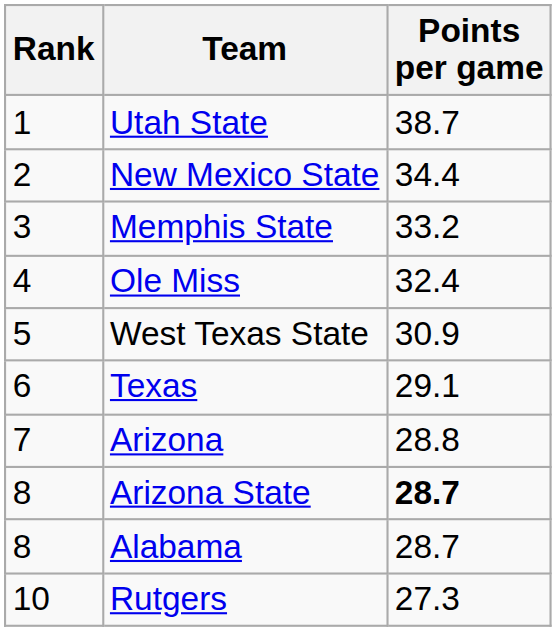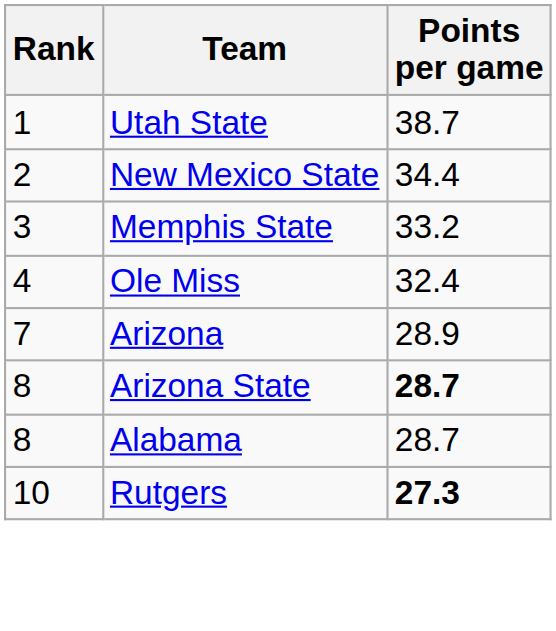- row: (239, 333)
- row: (154, 386)
(427, 439) 28.8 -> (427, 333) 28.9
(427, 598) normal -> (427, 492) bold
